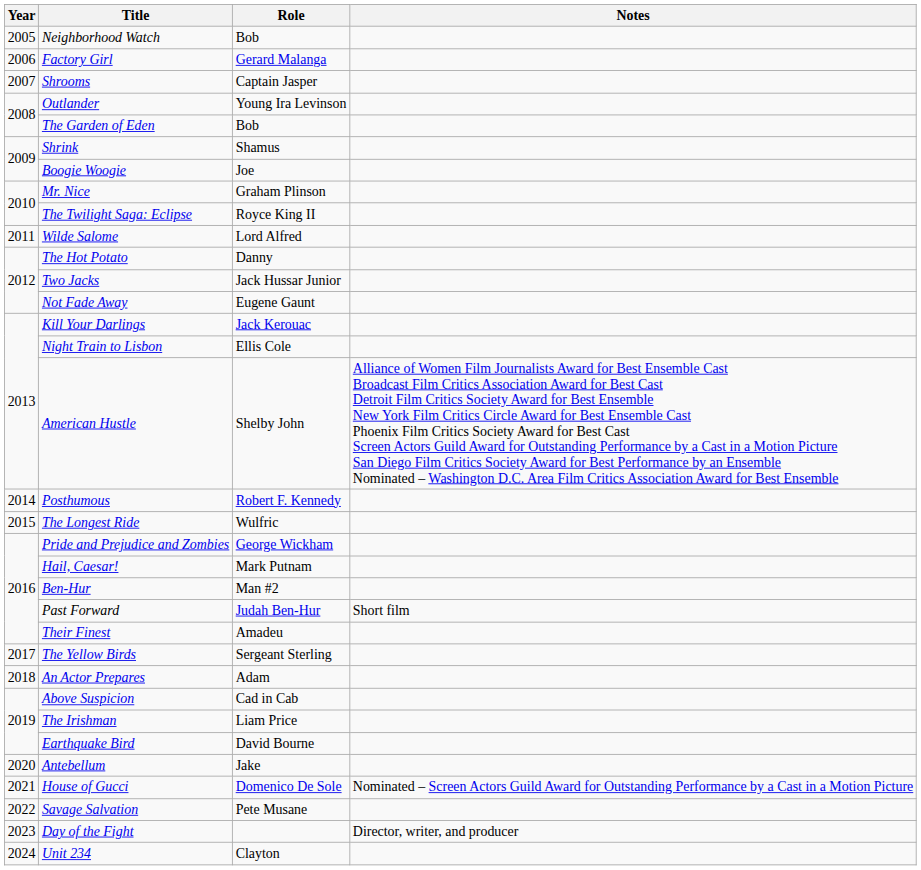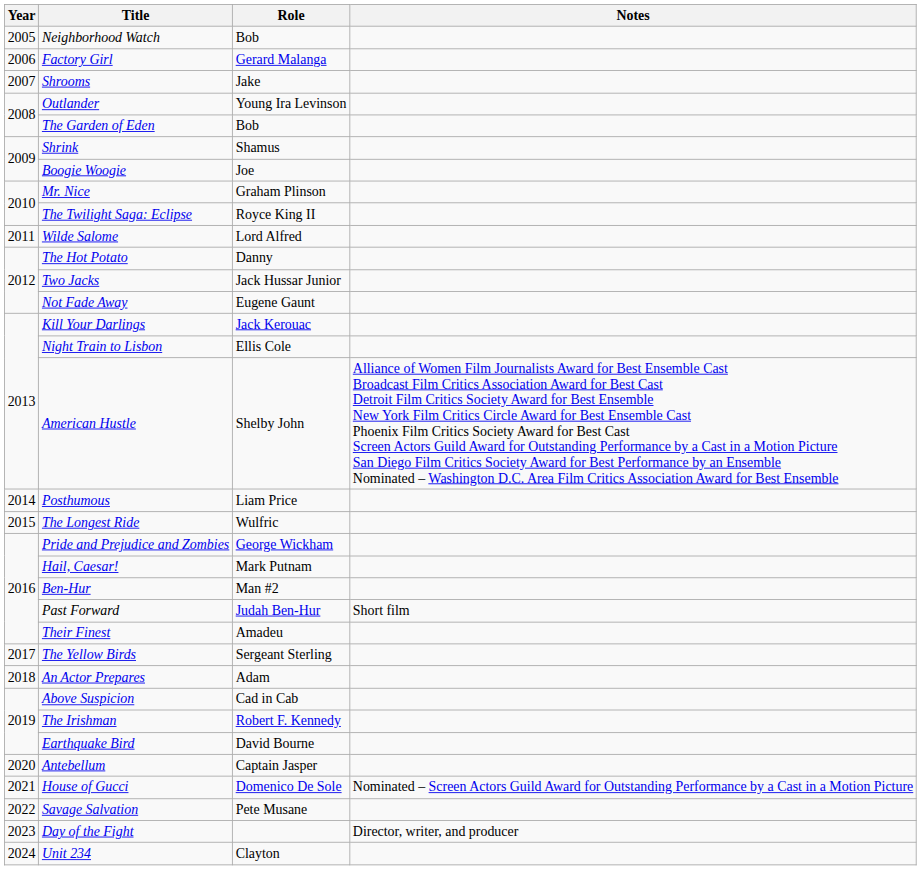(276, 81) Captain Jasper -> (248, 81) Jake
(288, 500) Robert F. Kennedy -> (266, 500) Liam Price
(266, 721) Liam Price -> (288, 721) Robert F. Kennedy
(248, 765) Jake -> (276, 765) Captain Jasper
